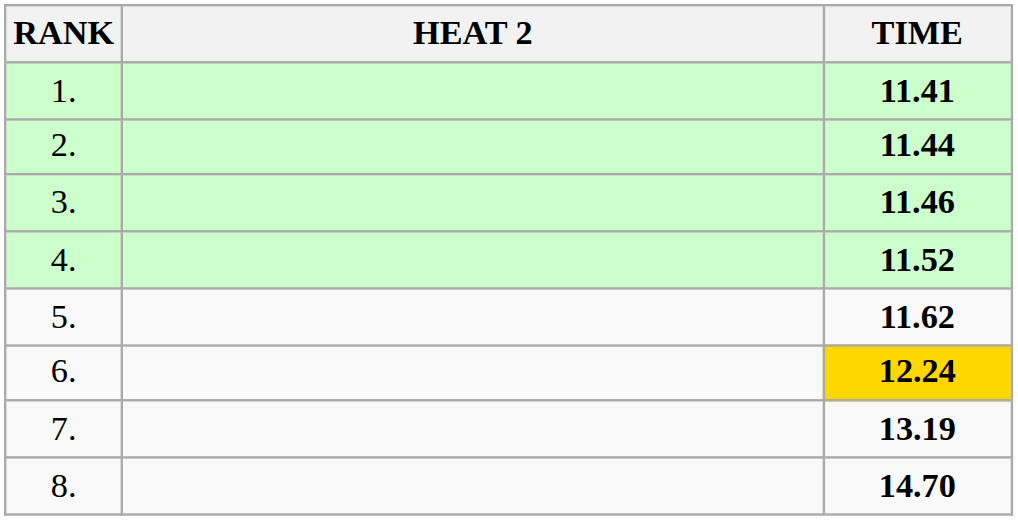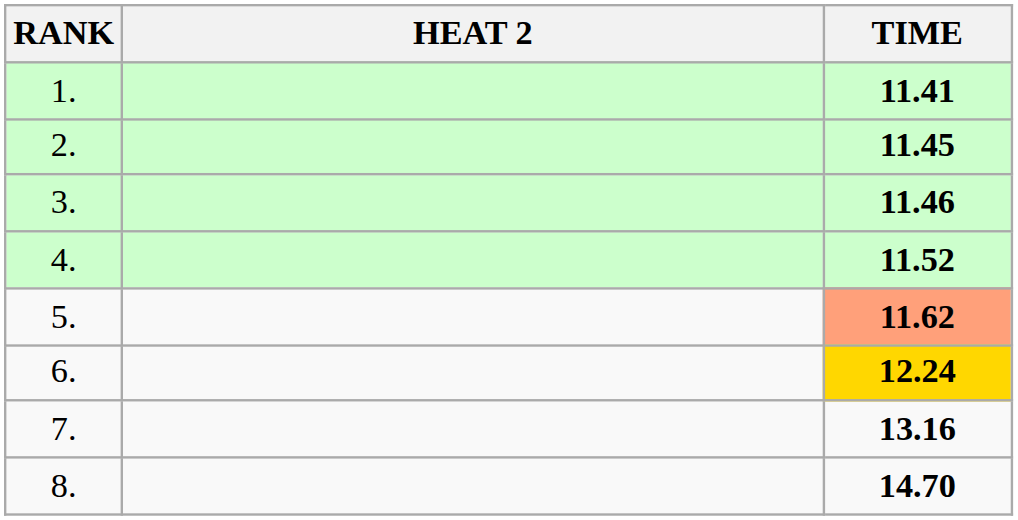(917, 146) 11.44 -> (917, 146) 11.45
(917, 315) no background -> (917, 315) lightsalmon background
(917, 428) 13.19 -> (917, 428) 13.16
